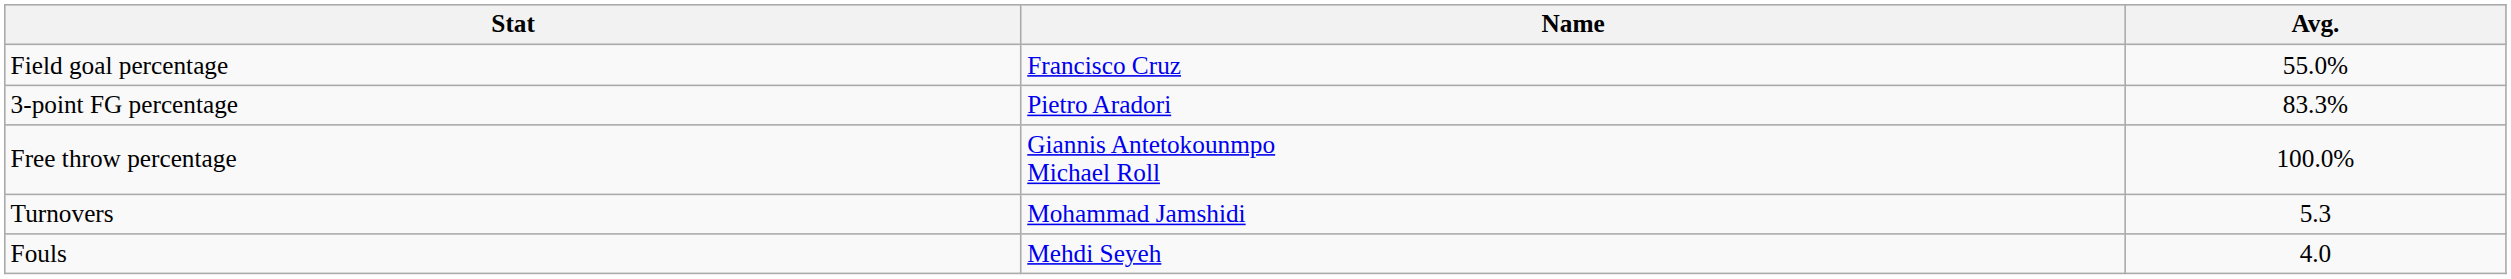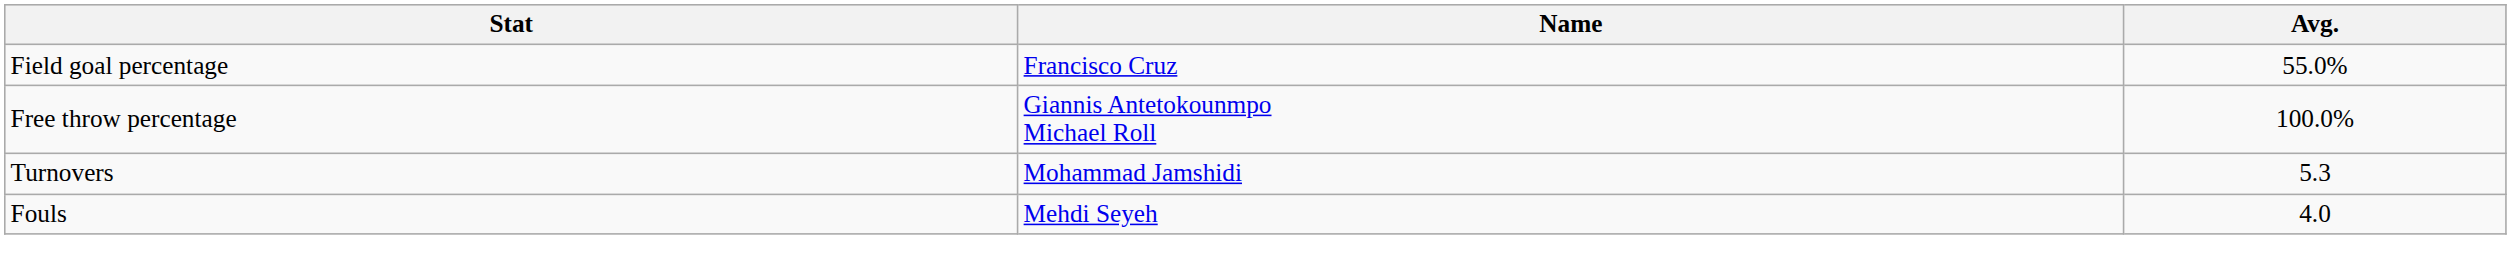- row: (124, 104)
